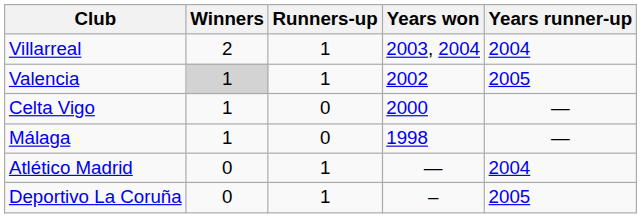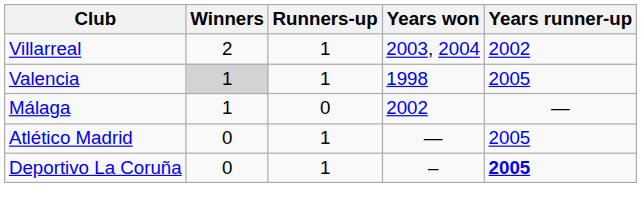(509, 49) 2004 -> (509, 49) 2002
(407, 78) 2002 -> (407, 78) 1998
- row: (52, 108)
(407, 138) 1998 -> (407, 108) 2002
(509, 167) 2004 -> (509, 138) 2005
(509, 197) normal -> (509, 167) bold
